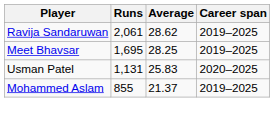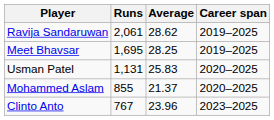(229, 87) 2019–2025 -> (229, 87) 2020–2025
+ row: (35, 106)
